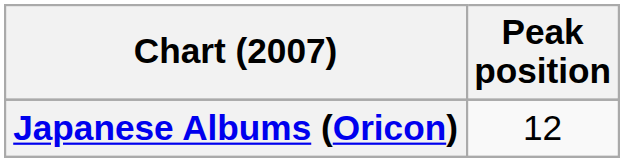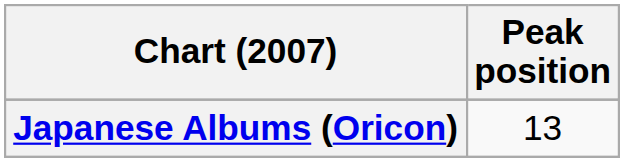(543, 127) 12 -> (543, 127) 13
